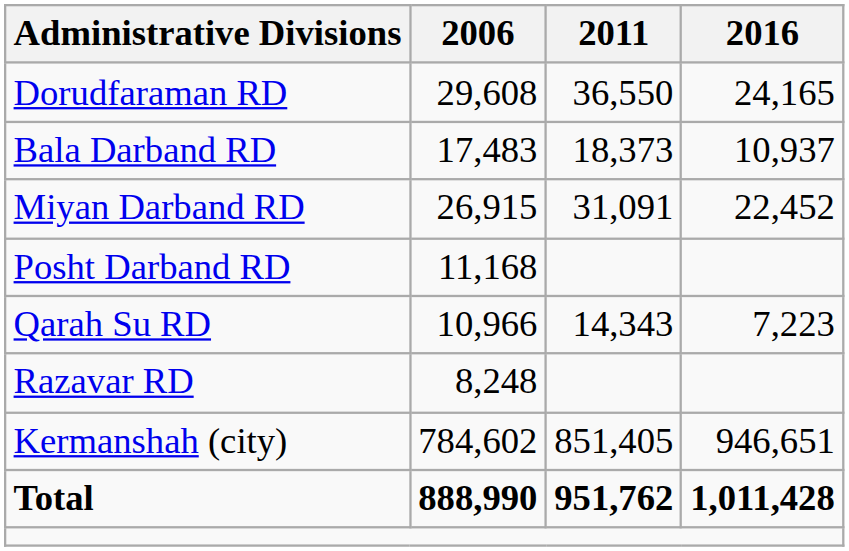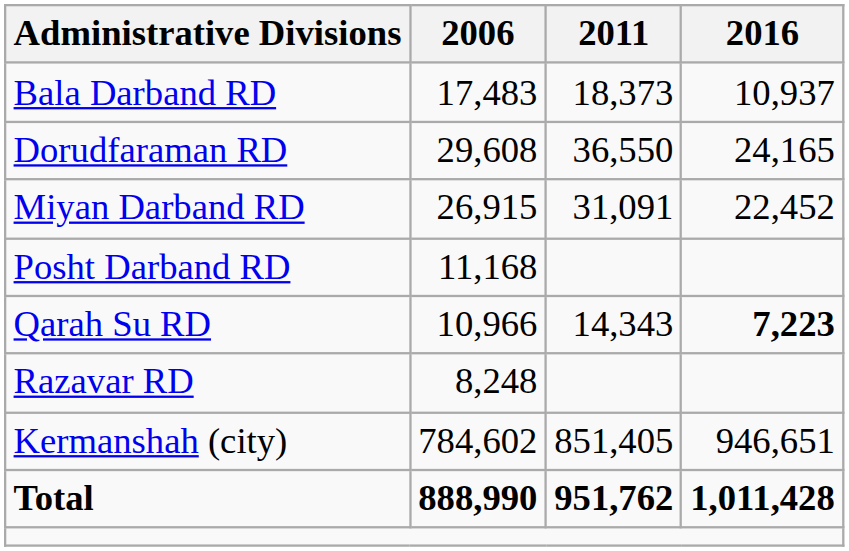rows swapped: (145, 149) <-> (150, 91)
(794, 324) normal -> (794, 324) bold
